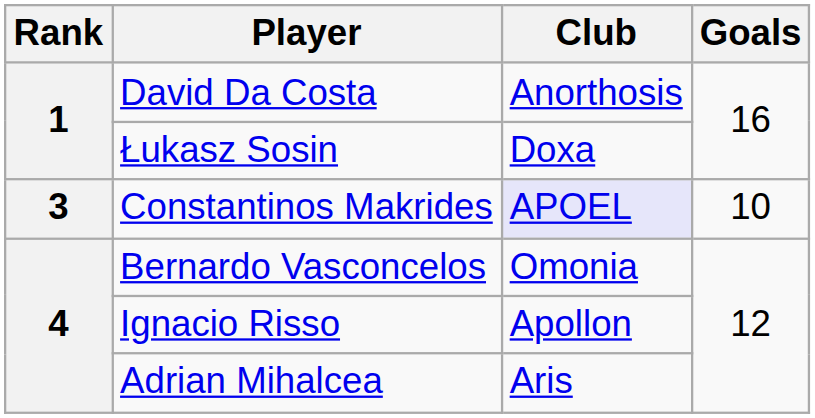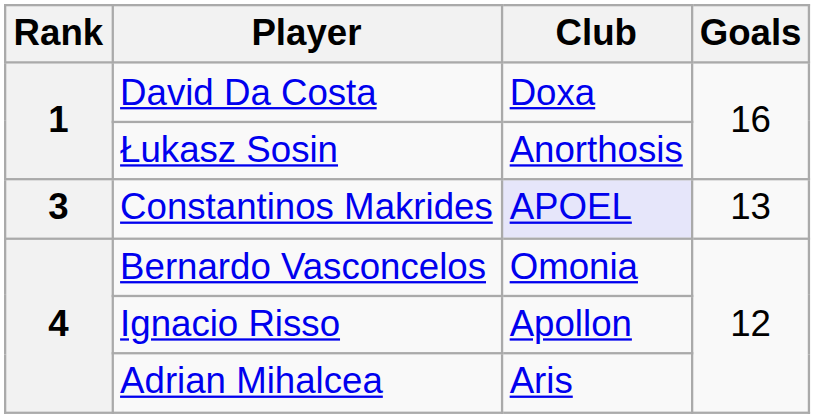(596, 91) Anorthosis -> (552, 91) Doxa
(552, 149) Doxa -> (596, 149) Anorthosis
(751, 207) 10 -> (751, 207) 13
